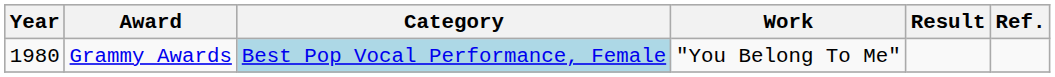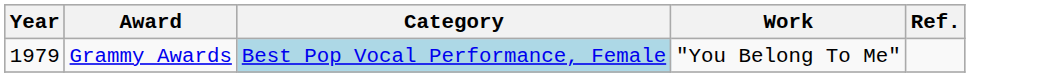- column: (948, 22)
(35, 56) 1980 -> (35, 56) 1979
